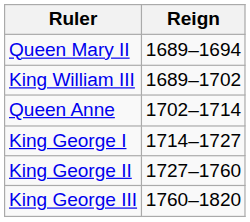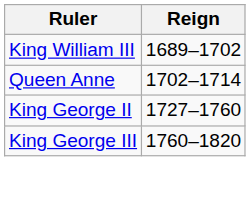- row: (69, 49)
- row: (68, 140)
